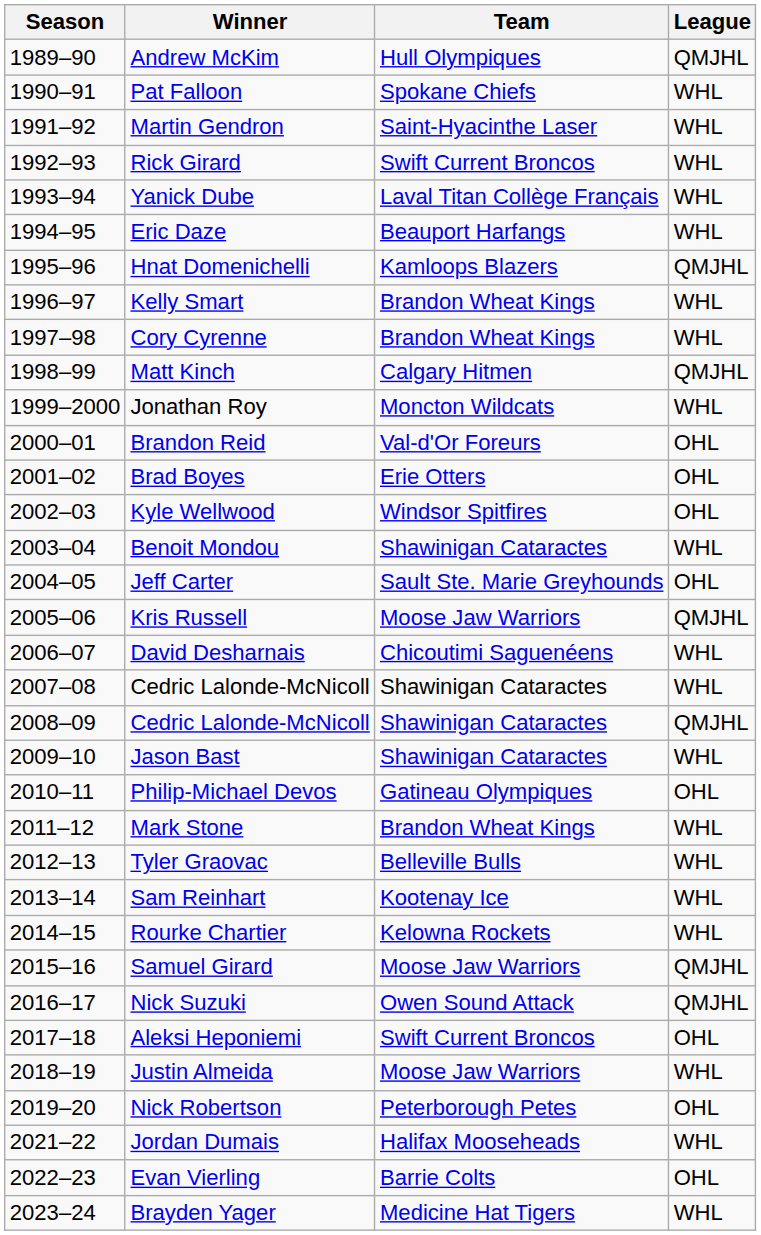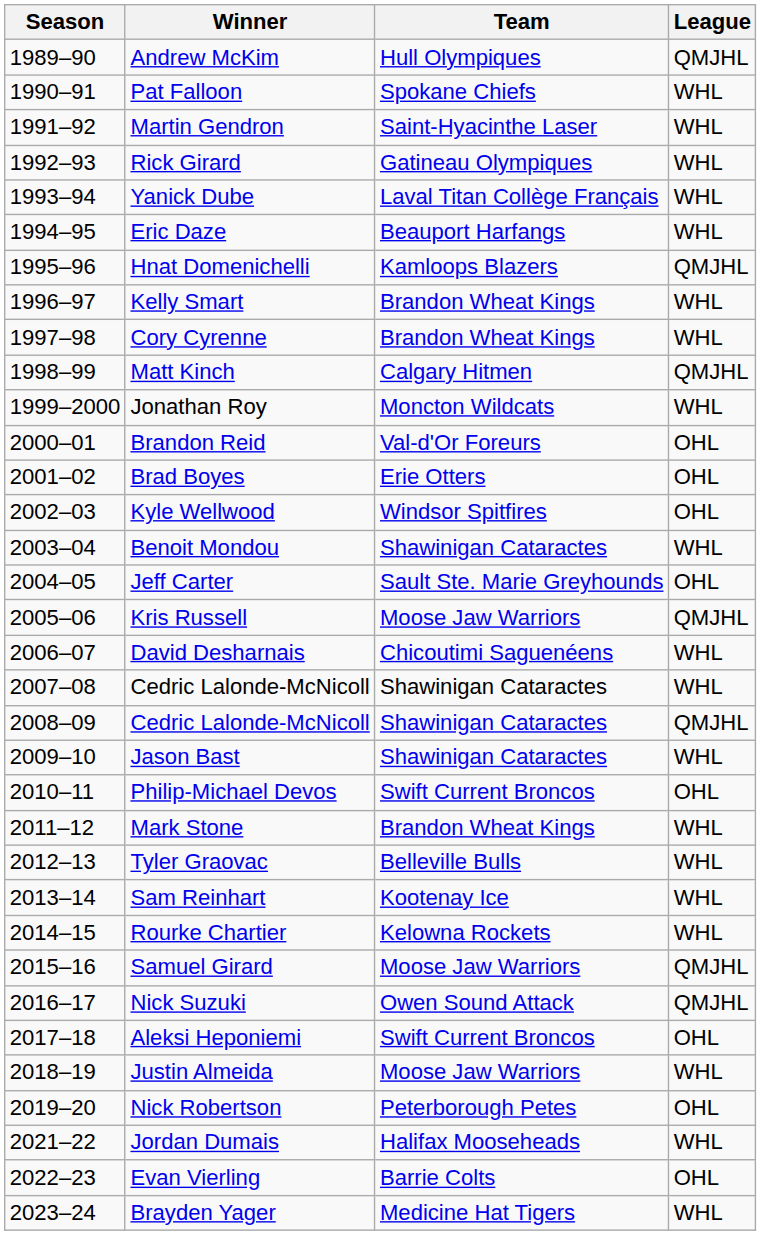(487, 162) Swift Current Broncos -> (486, 162) Gatineau Olympiques
(486, 792) Gatineau Olympiques -> (487, 792) Swift Current Broncos
